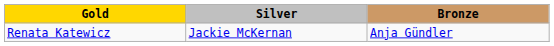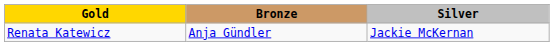columns swapped: (277, 14) <-> (458, 14)
